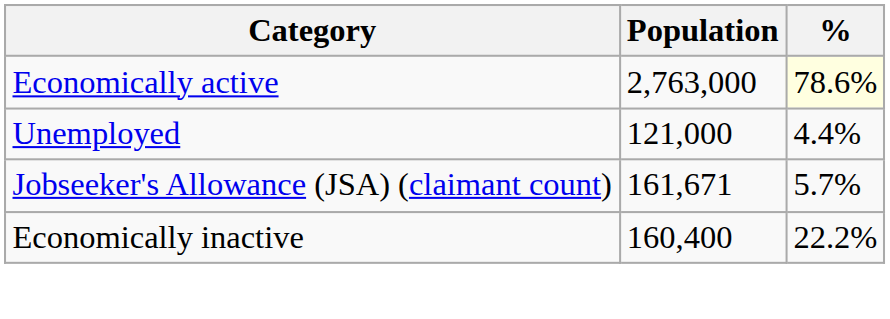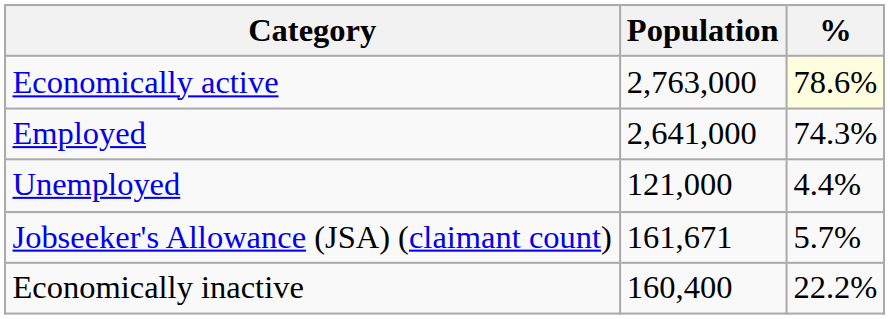+ row: (79, 133)
